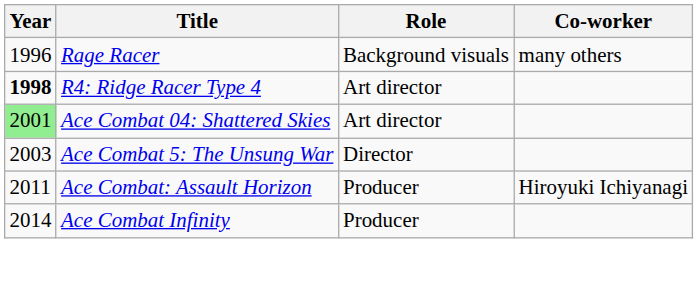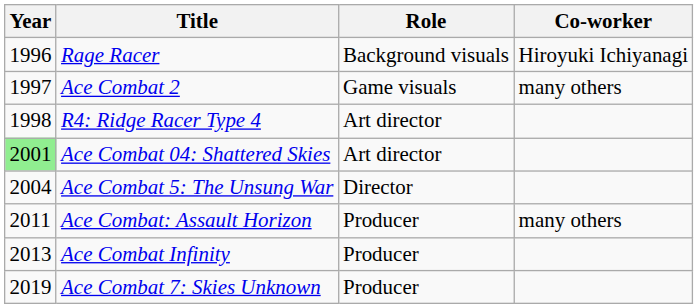(570, 54) many others -> (603, 54) Hiroyuki Ichiyanagi
+ row: (120, 87)
(30, 87) bold -> (30, 120) normal
(30, 154) 2003 -> (30, 187) 2004
(603, 187) Hiroyuki Ichiyanagi -> (570, 220) many others
(30, 220) 2014 -> (30, 253) 2013
+ row: (191, 287)
